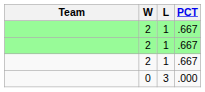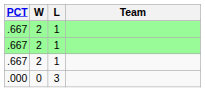columns swapped: (72, 12) <-> (188, 12)
